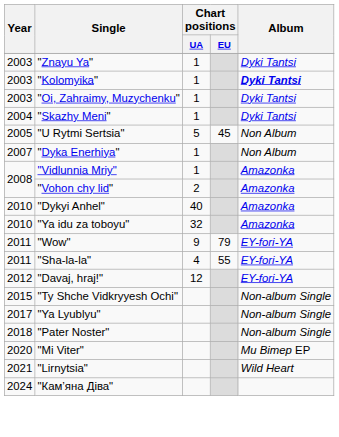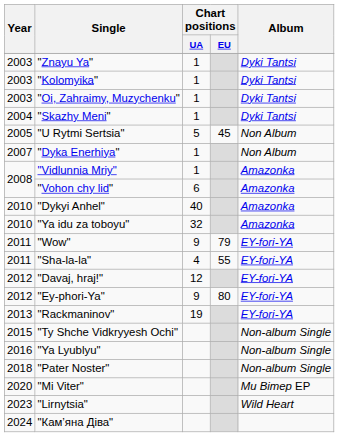(271, 80) bold -> (268, 80) normal
(196, 188) 2 -> (196, 188) 6
+ row: (71, 296)
+ row: (76, 314)
(20, 314) 2017 -> (20, 350) 2016
(20, 368) 2021 -> (20, 404) 2023
